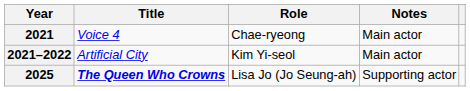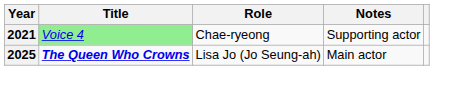(98, 34) no background -> (63, 34) lightgreen background
(392, 34) Main actor -> (374, 34) Supporting actor
- row: (39, 55)
(409, 75) Supporting actor -> (357, 55) Main actor
